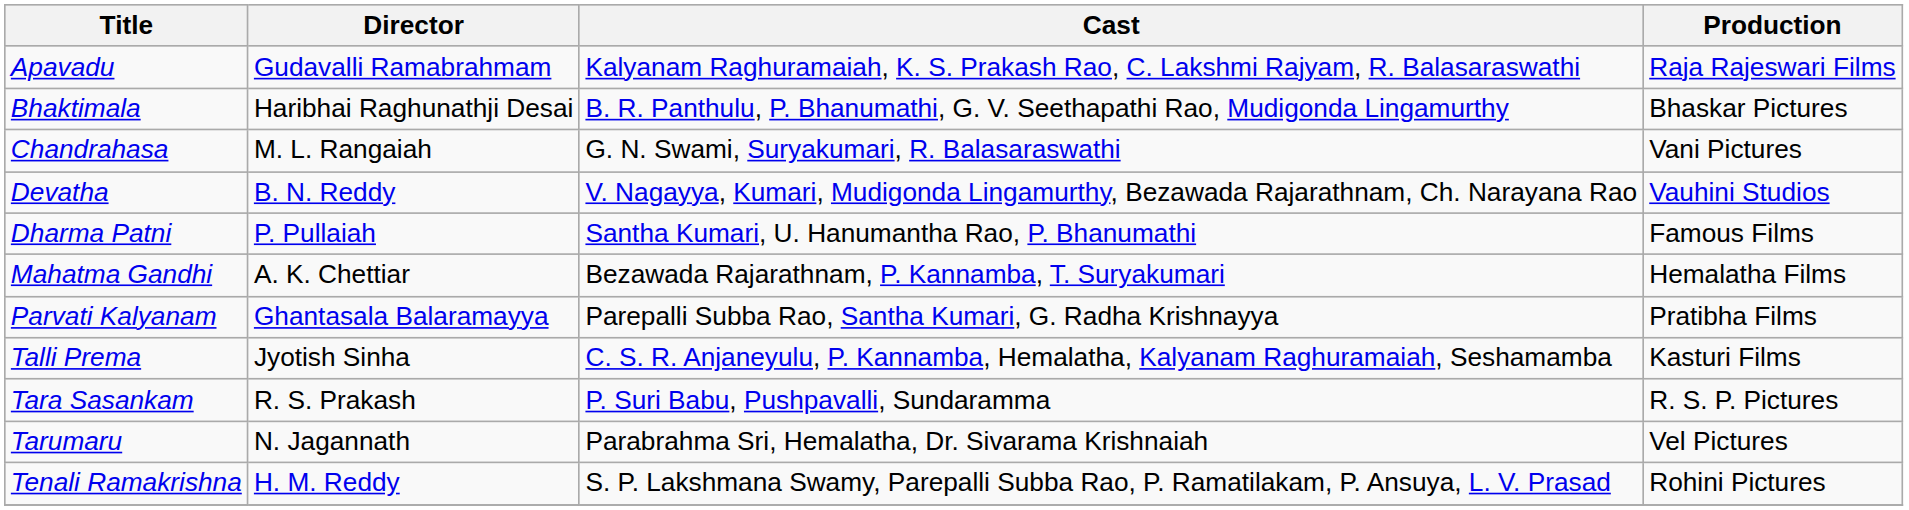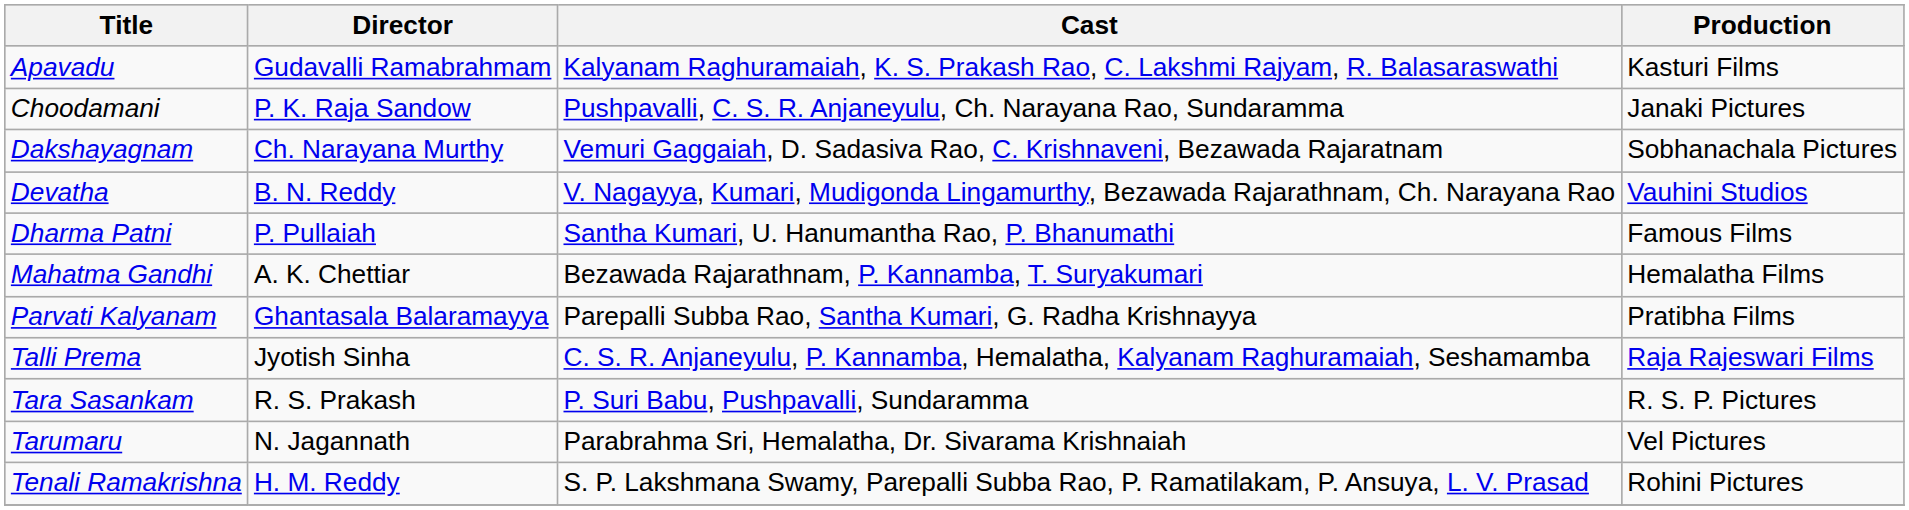(1772, 66) Raja Rajeswari Films -> (1703, 66) Kasturi Films
- row: (76, 108)
- row: (90, 150)
+ row: (85, 108)
+ row: (102, 150)
(1725, 358) Kasturi Films -> (1750, 358) Raja Rajeswari Films
